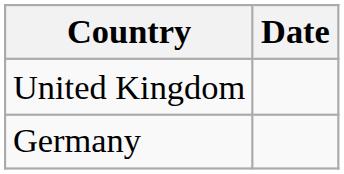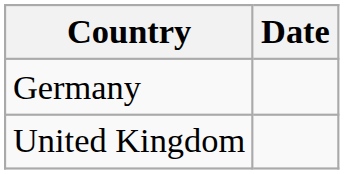rows swapped: (77, 140) <-> (129, 86)
